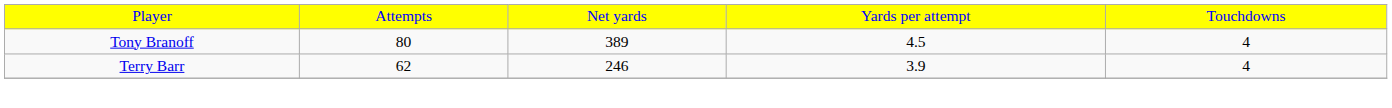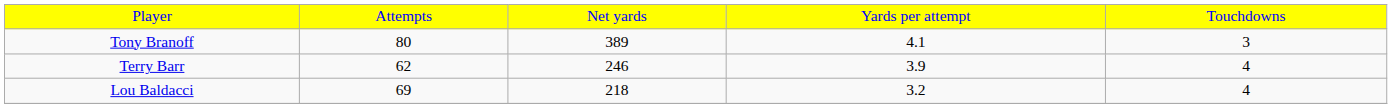(916, 41) 4.5 -> (916, 41) 4.1
(1246, 41) 4 -> (1246, 41) 3
+ row: (152, 90)
